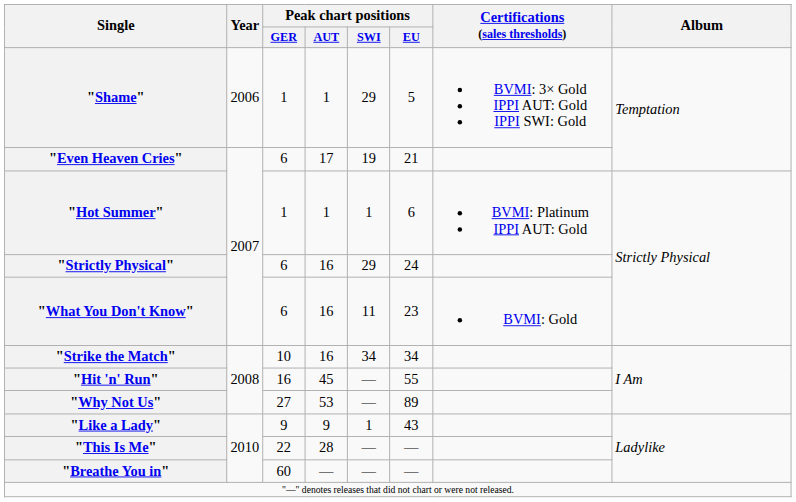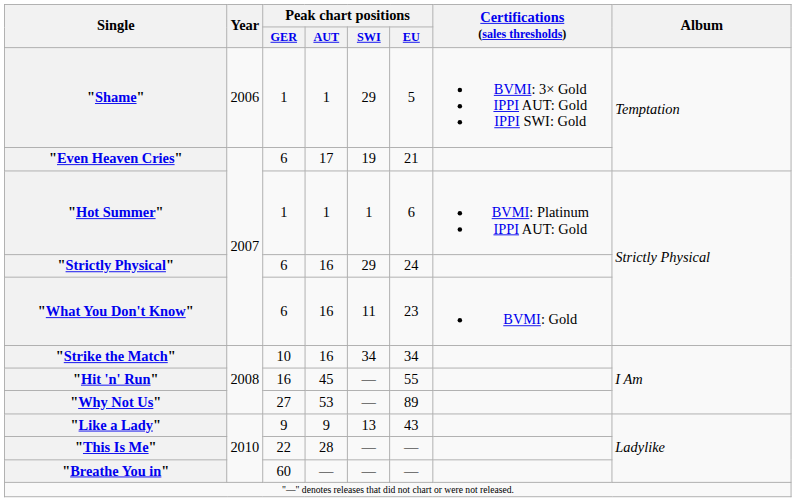(369, 425) 1 -> (369, 425) 13
